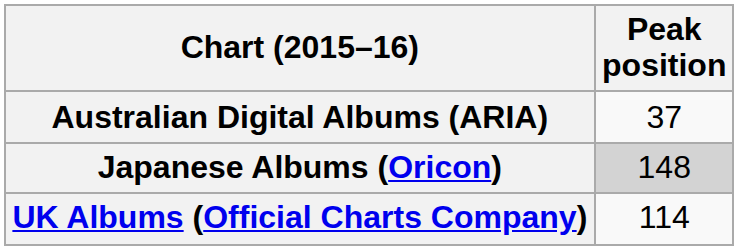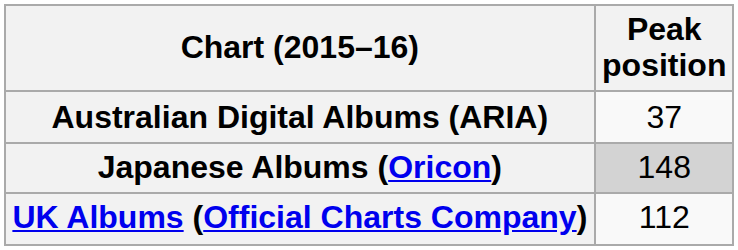(664, 218) 114 -> (664, 218) 112
